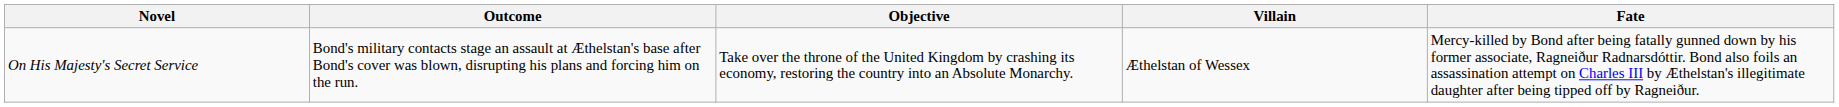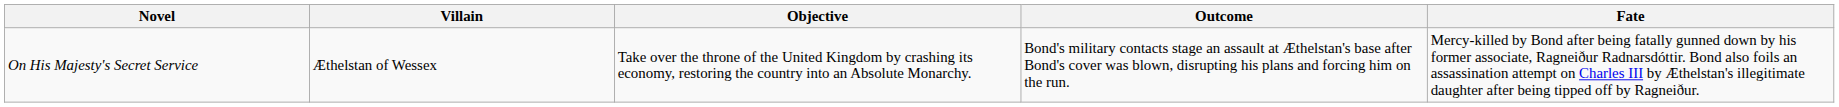columns swapped: (1275, 16) <-> (513, 16)
